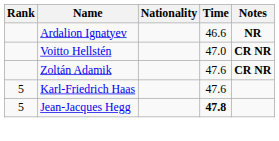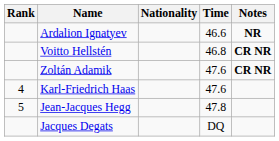(216, 51) 47.0 -> (216, 51) 46.8
(21, 88) 5 -> (21, 88) 4
(216, 107) bold -> (216, 107) normal
+ row: (77, 126)
